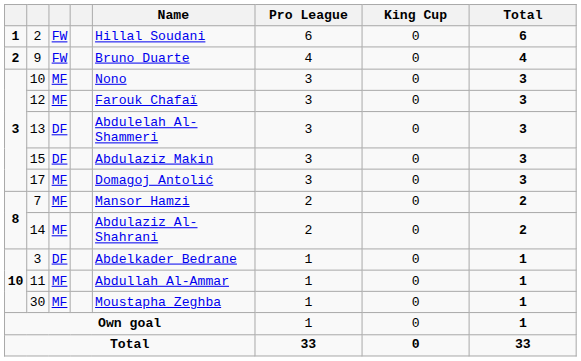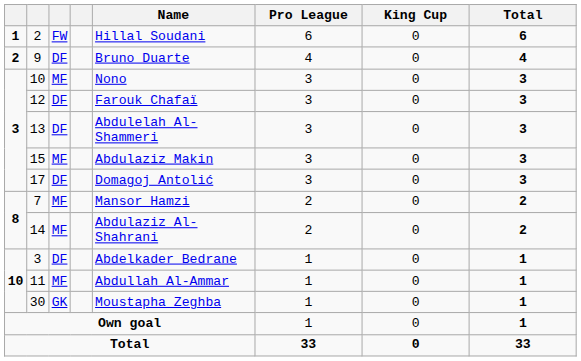(60, 58) FW -> (60, 58) DF
(60, 101) MF -> (60, 101) DF
(60, 159) DF -> (60, 159) MF
(60, 180) MF -> (60, 180) DF
(60, 302) MF -> (60, 302) GK
